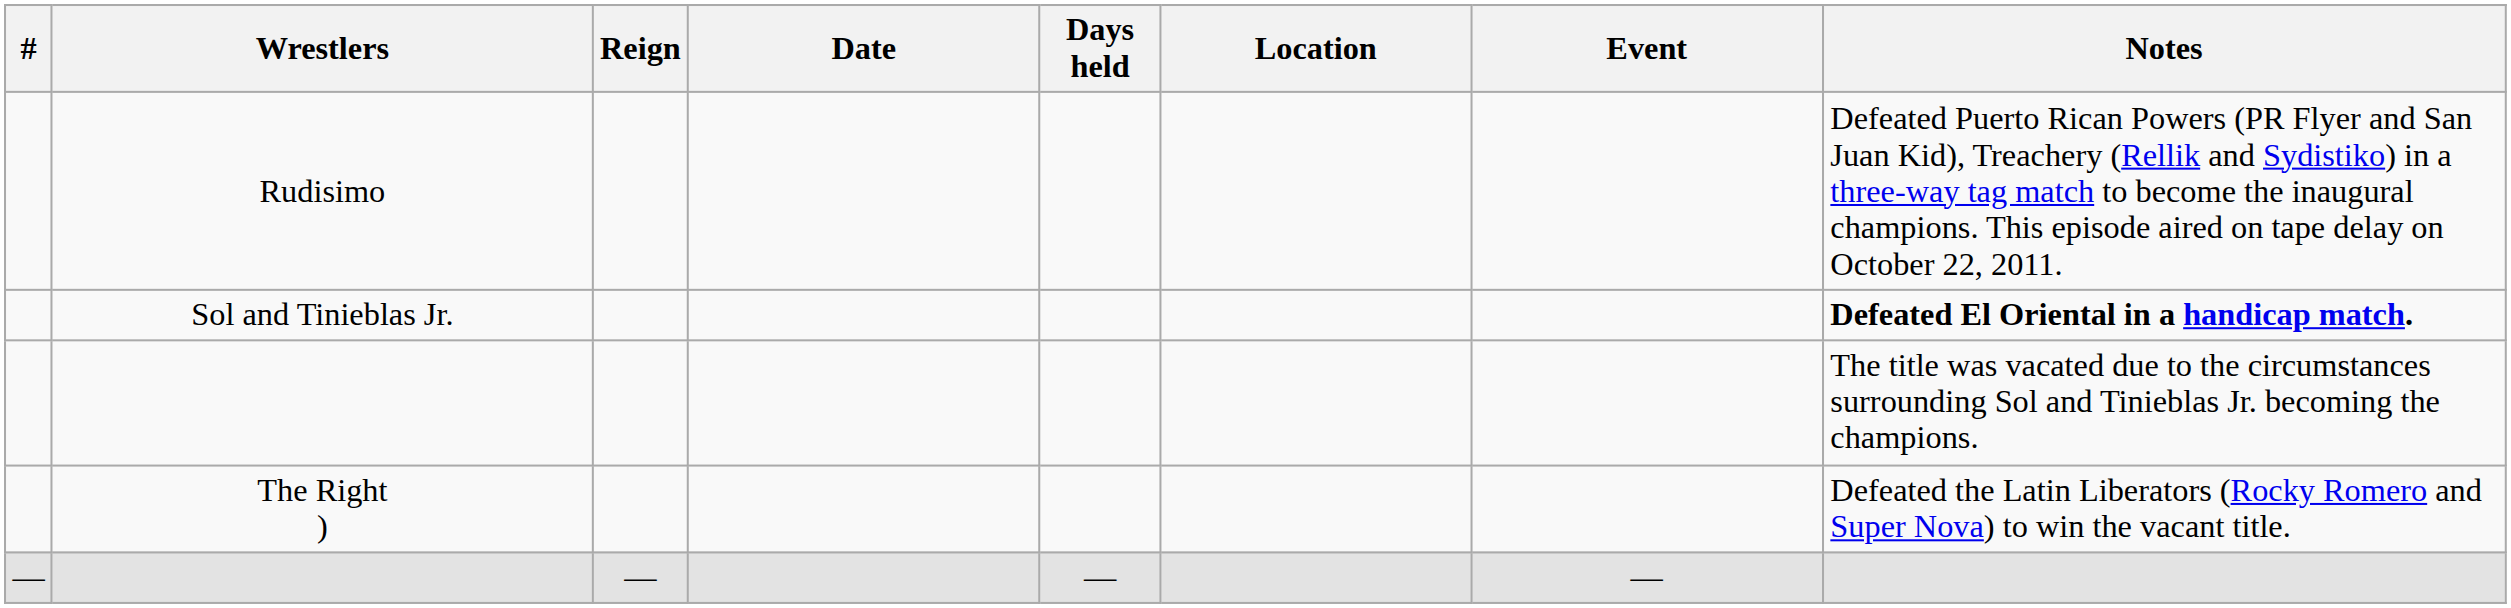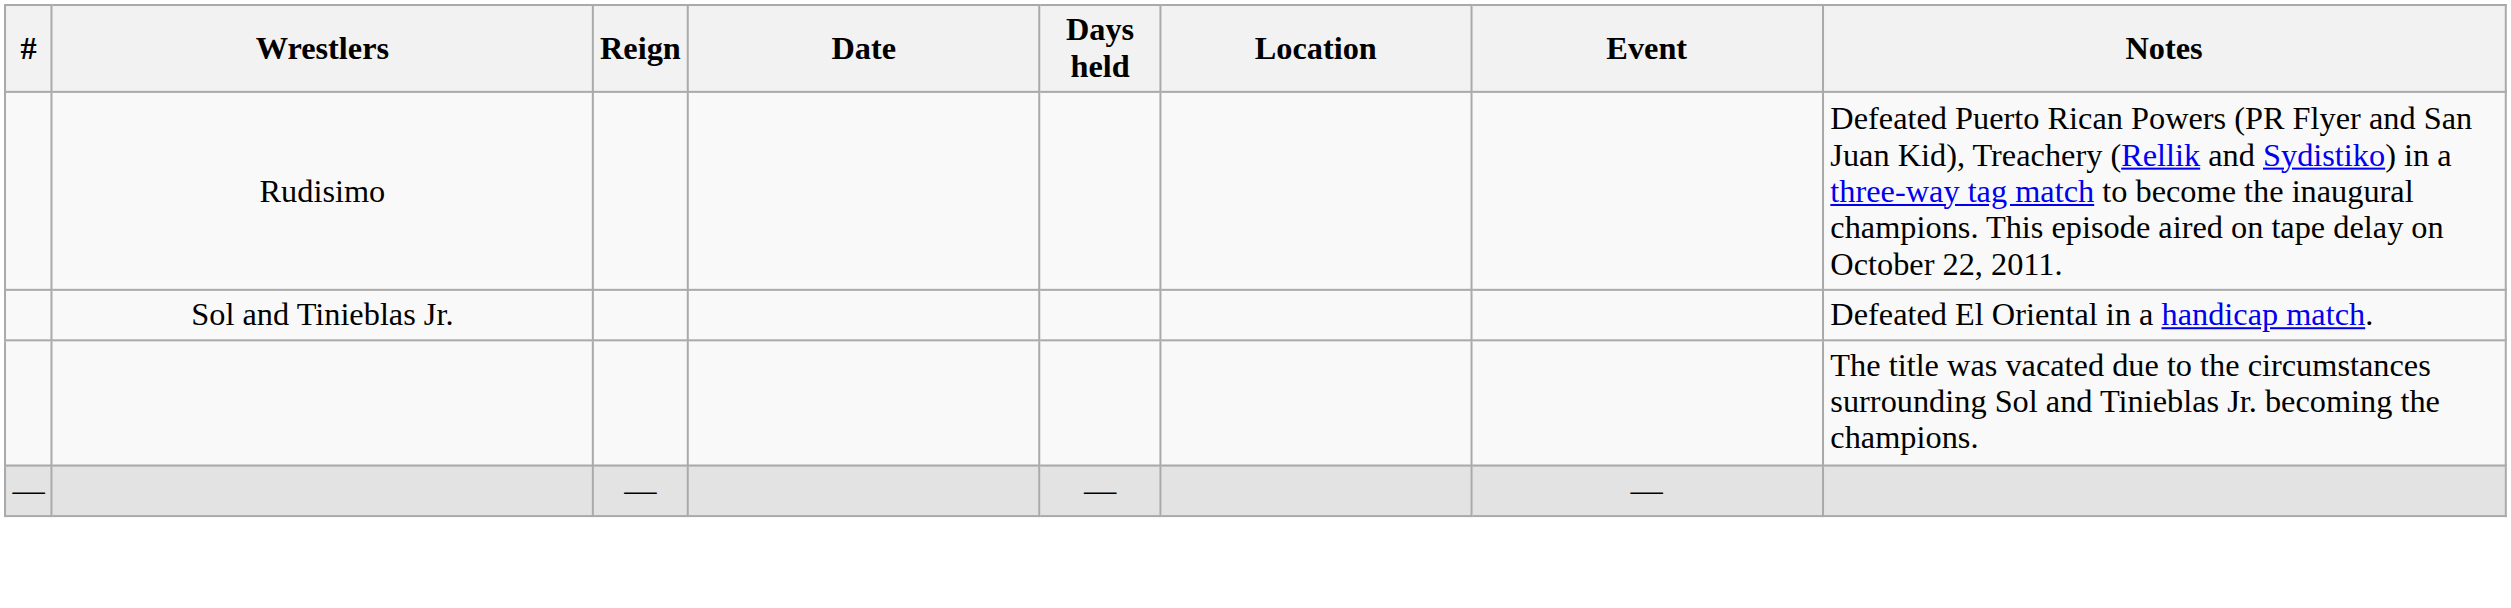(2122, 314) bold -> (2102, 314) normal
- row: (29, 508)
